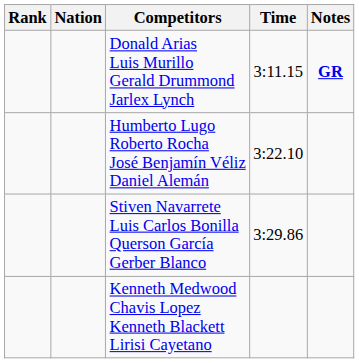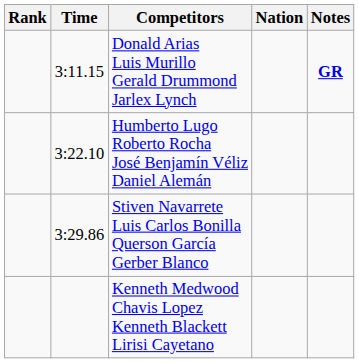columns swapped: (78, 17) <-> (278, 17)
